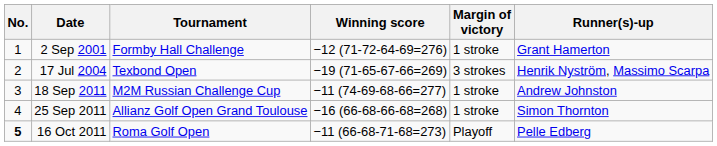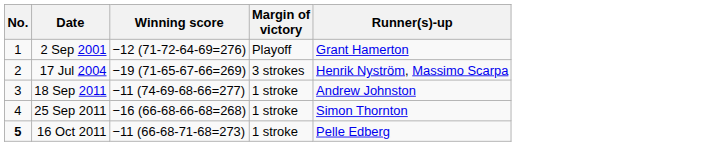- column: (210, 22)
(476, 50) 1 stroke -> (272, 50) Playoff
(473, 132) Playoff -> (275, 132) 1 stroke
